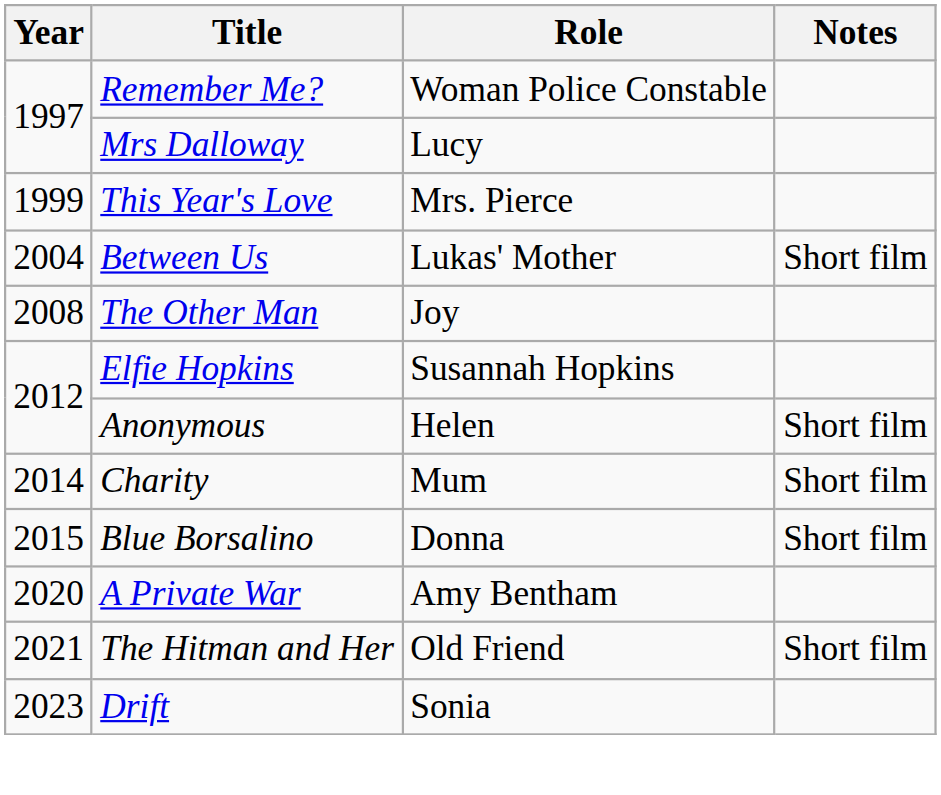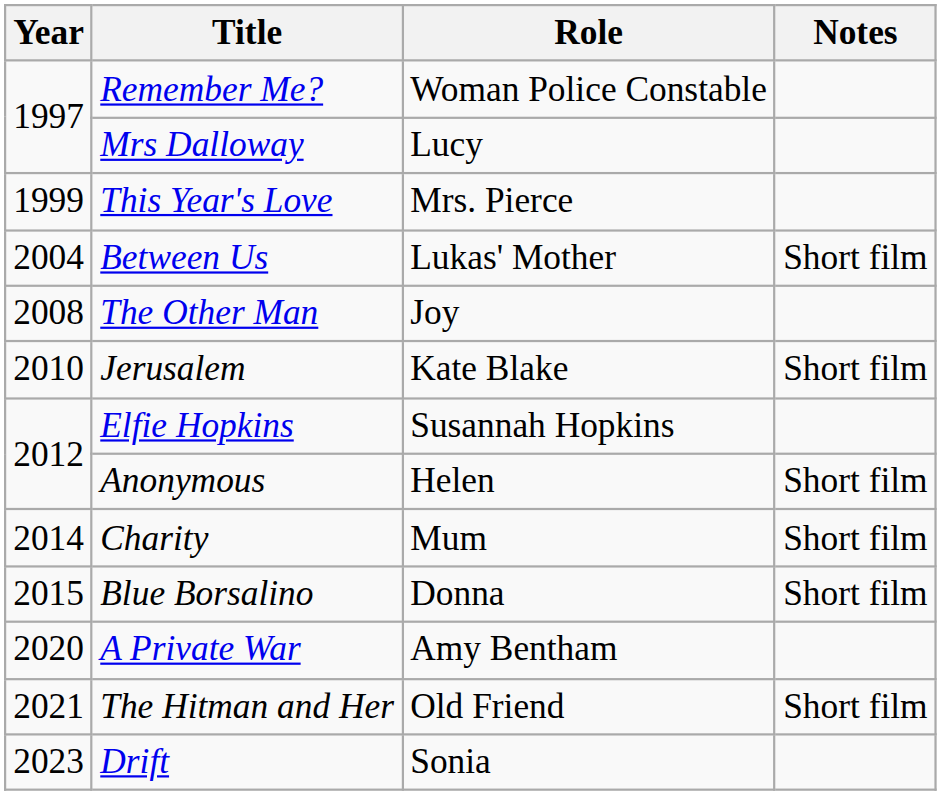+ row: (173, 369)
